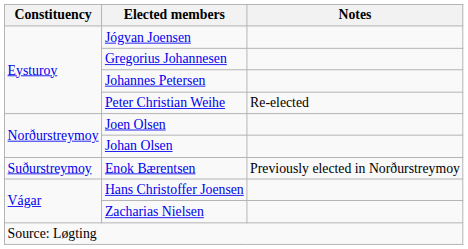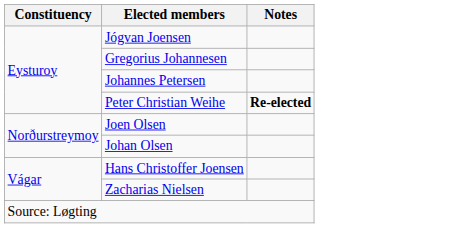(280, 102) normal -> (281, 102) bold
- row: (150, 168)
